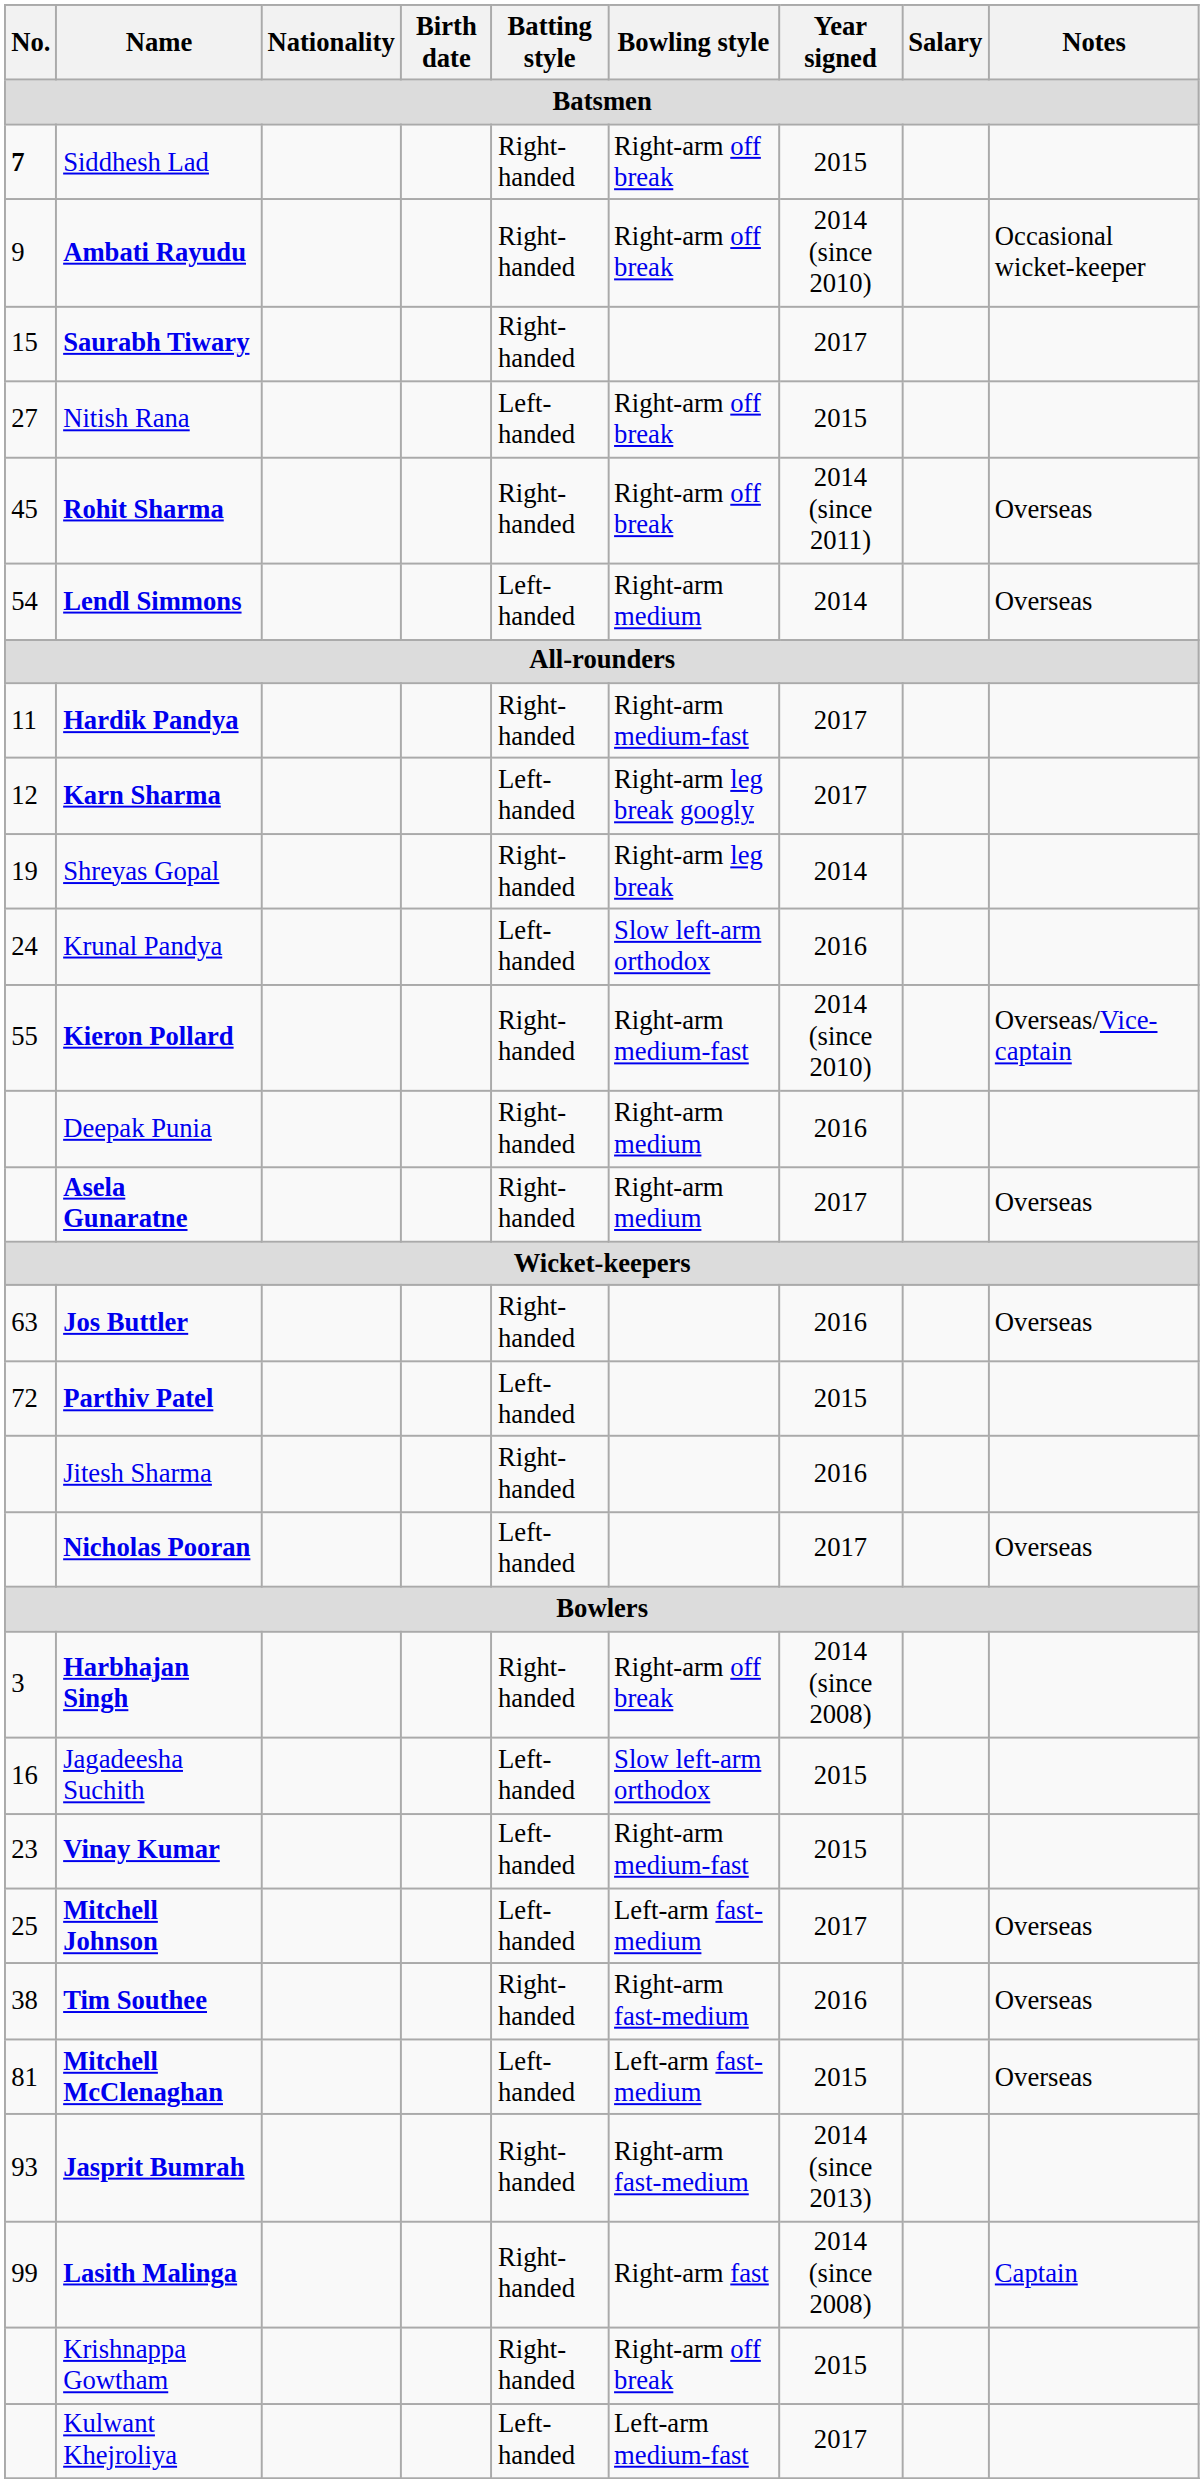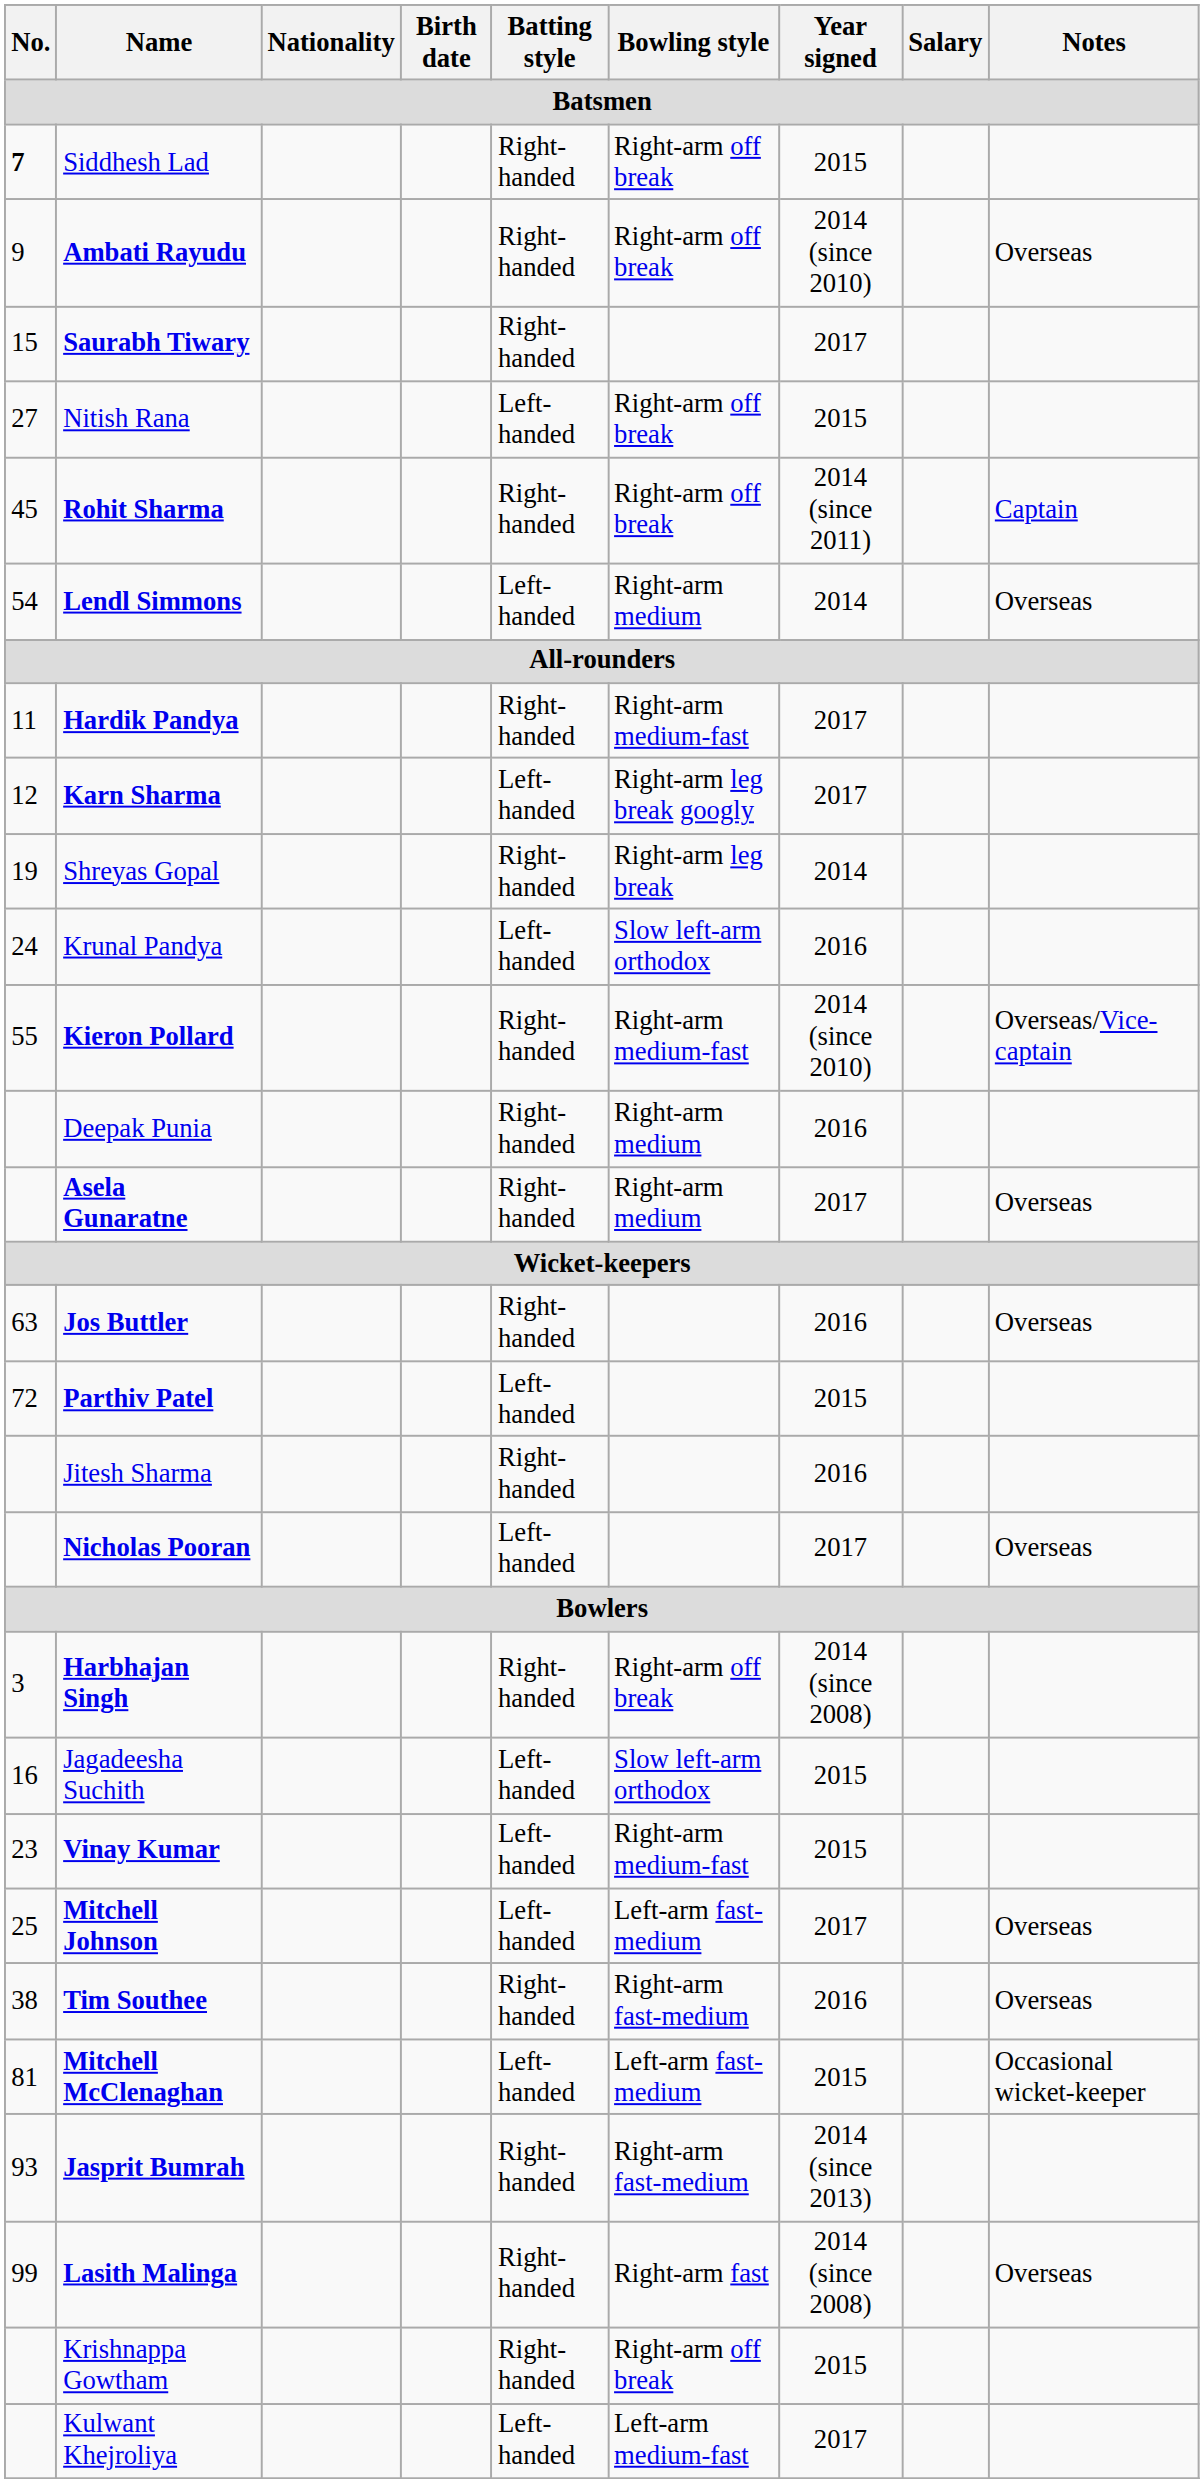(1070, 252) Occasional wicket-keeper -> (1044, 252) Overseas
(1044, 509) Overseas -> (1036, 509) Captain
(1044, 2075) Overseas -> (1070, 2075) Occasional wicket-keeper
(1036, 2273) Captain -> (1044, 2273) Overseas
